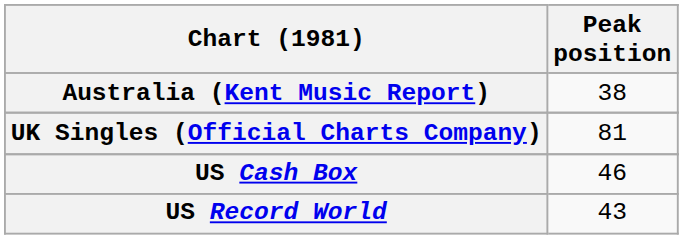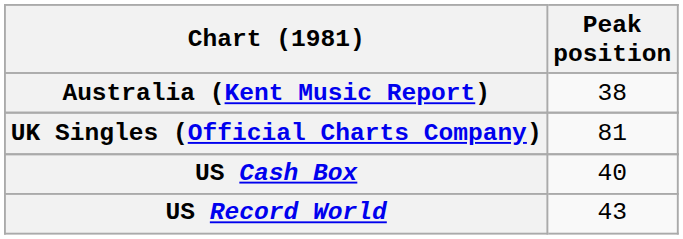(612, 173) 46 -> (612, 173) 40
